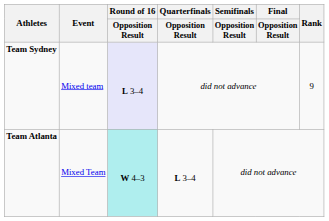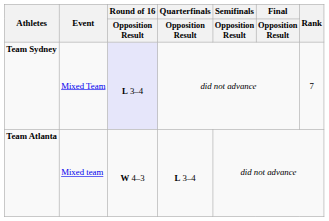(82, 86) Mixed team -> (83, 86) Mixed Team
(312, 86) 9 -> (312, 86) 7
(83, 173) Mixed Team -> (82, 173) Mixed team
(133, 178) paleturquoise background -> (133, 178) no background
